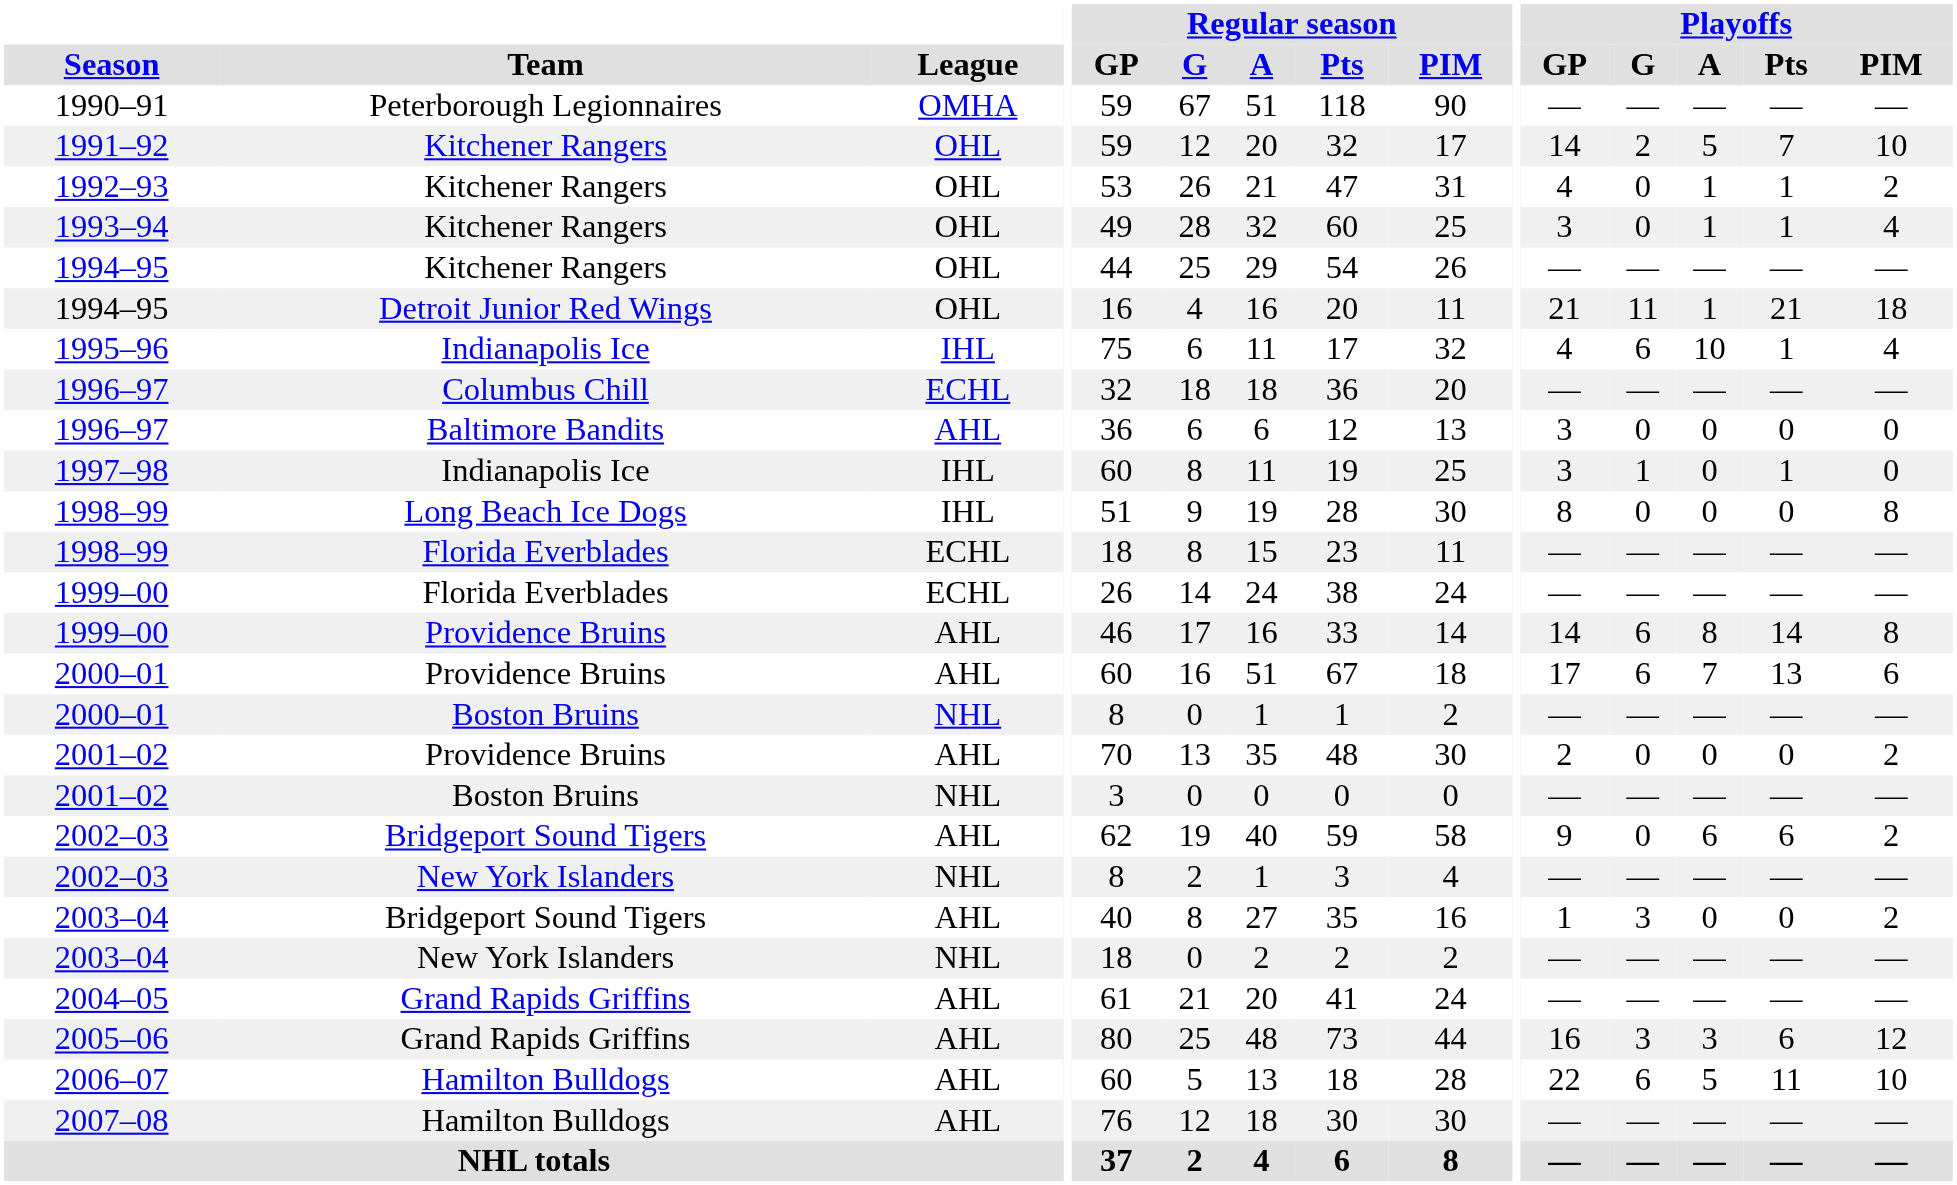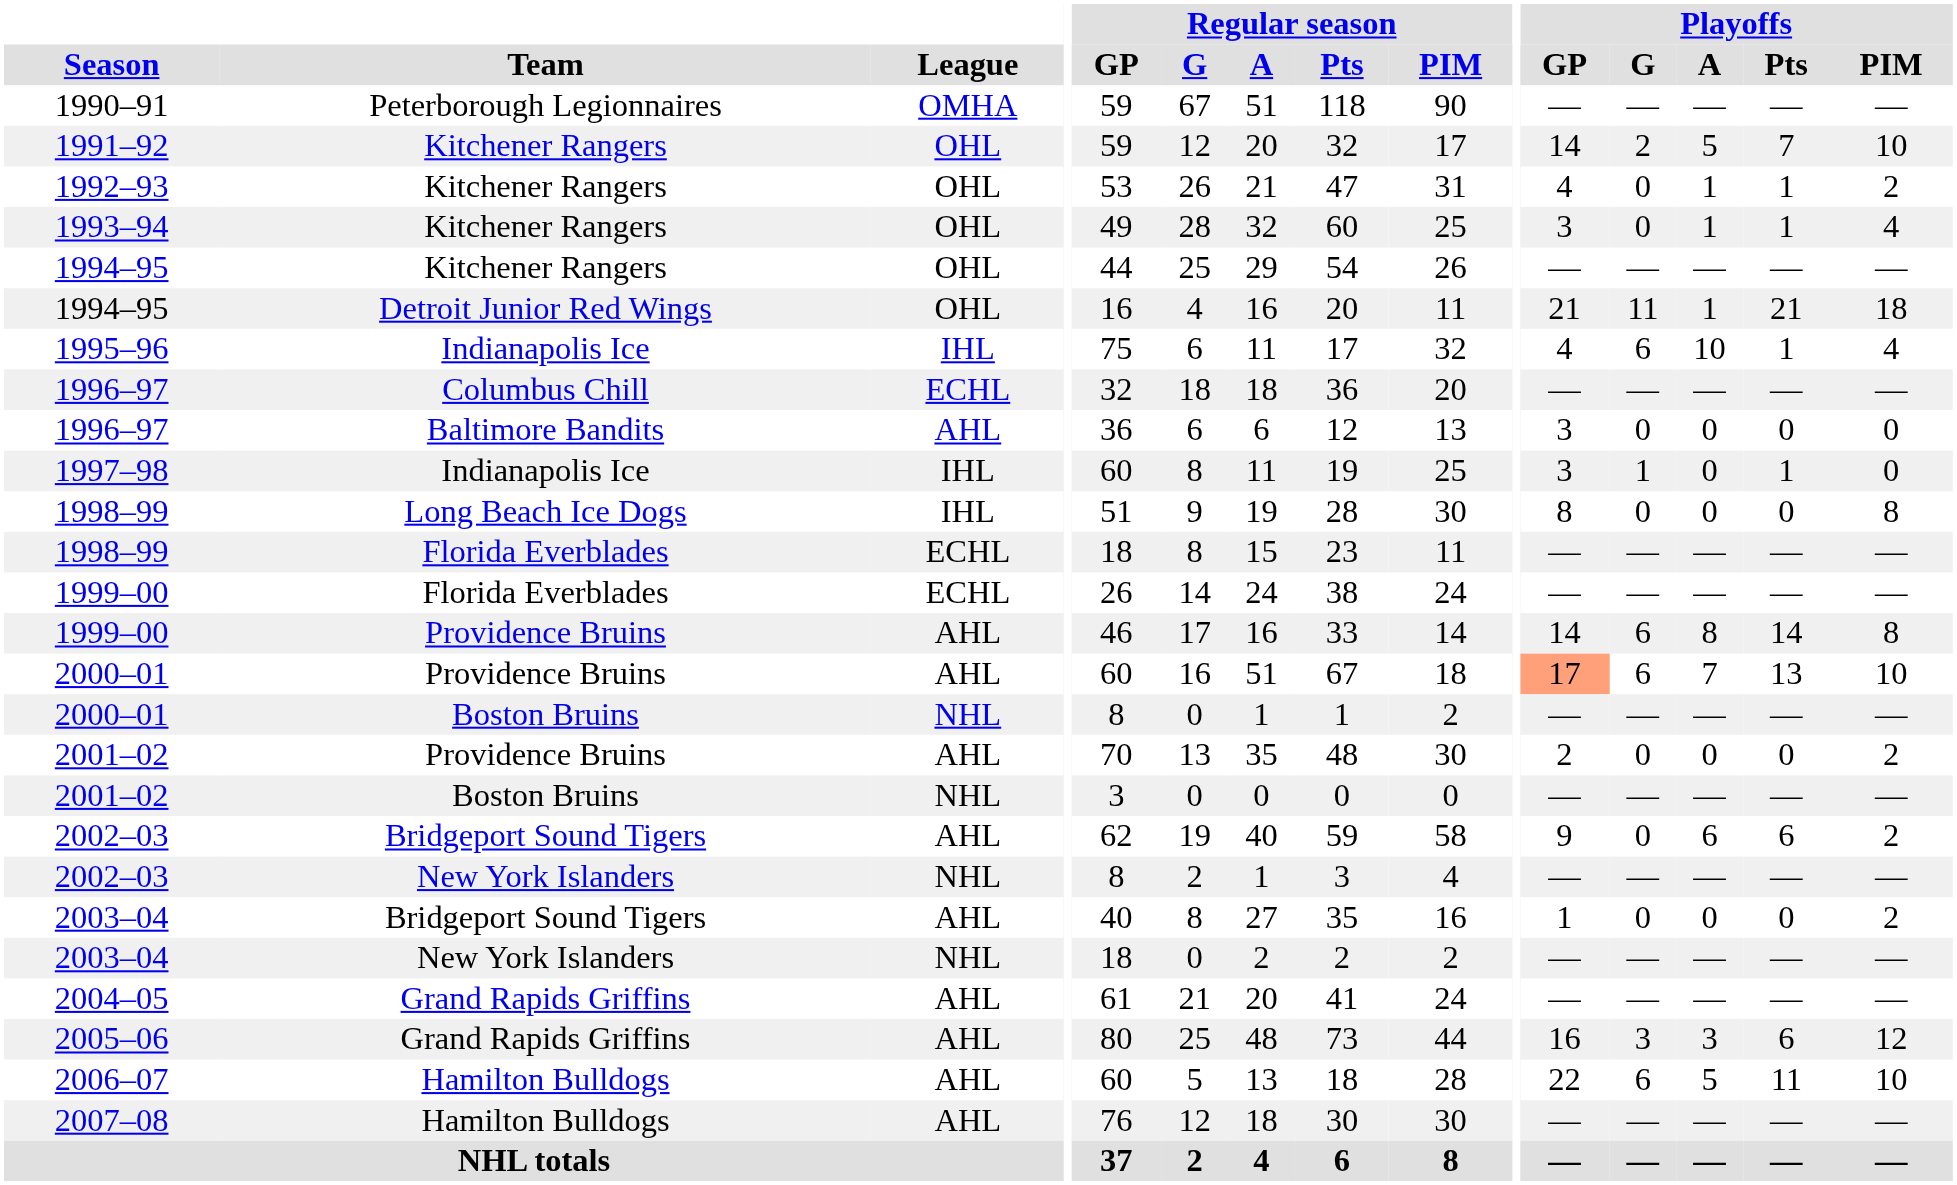(1564, 673) no background -> (1564, 673) lightsalmon background
(1891, 673) 6 -> (1891, 673) 10
(1643, 916) 3 -> (1643, 916) 0
